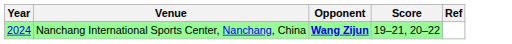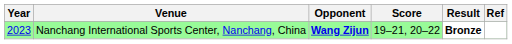+ column: (463, 13)
(19, 30) 2024 -> (19, 30) 2023
